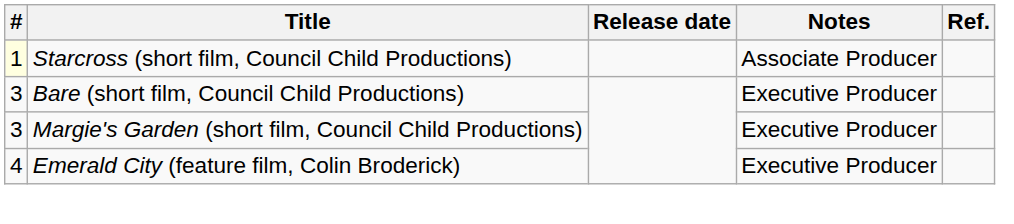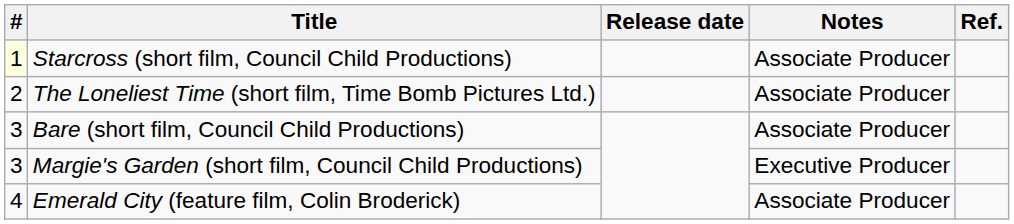+ row: (314, 93)
(839, 93) Executive Producer -> (852, 129) Associate Producer
(839, 165) Executive Producer -> (852, 201) Associate Producer
